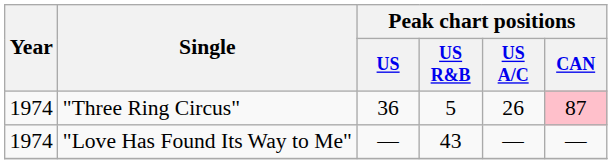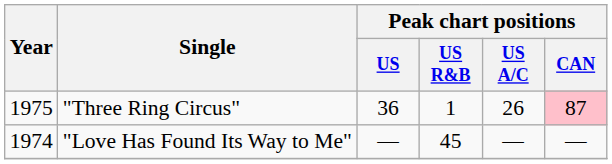(31, 107) 1974 -> (31, 107) 1975
(451, 107) 5 -> (451, 107) 1
(451, 141) 43 -> (451, 141) 45
